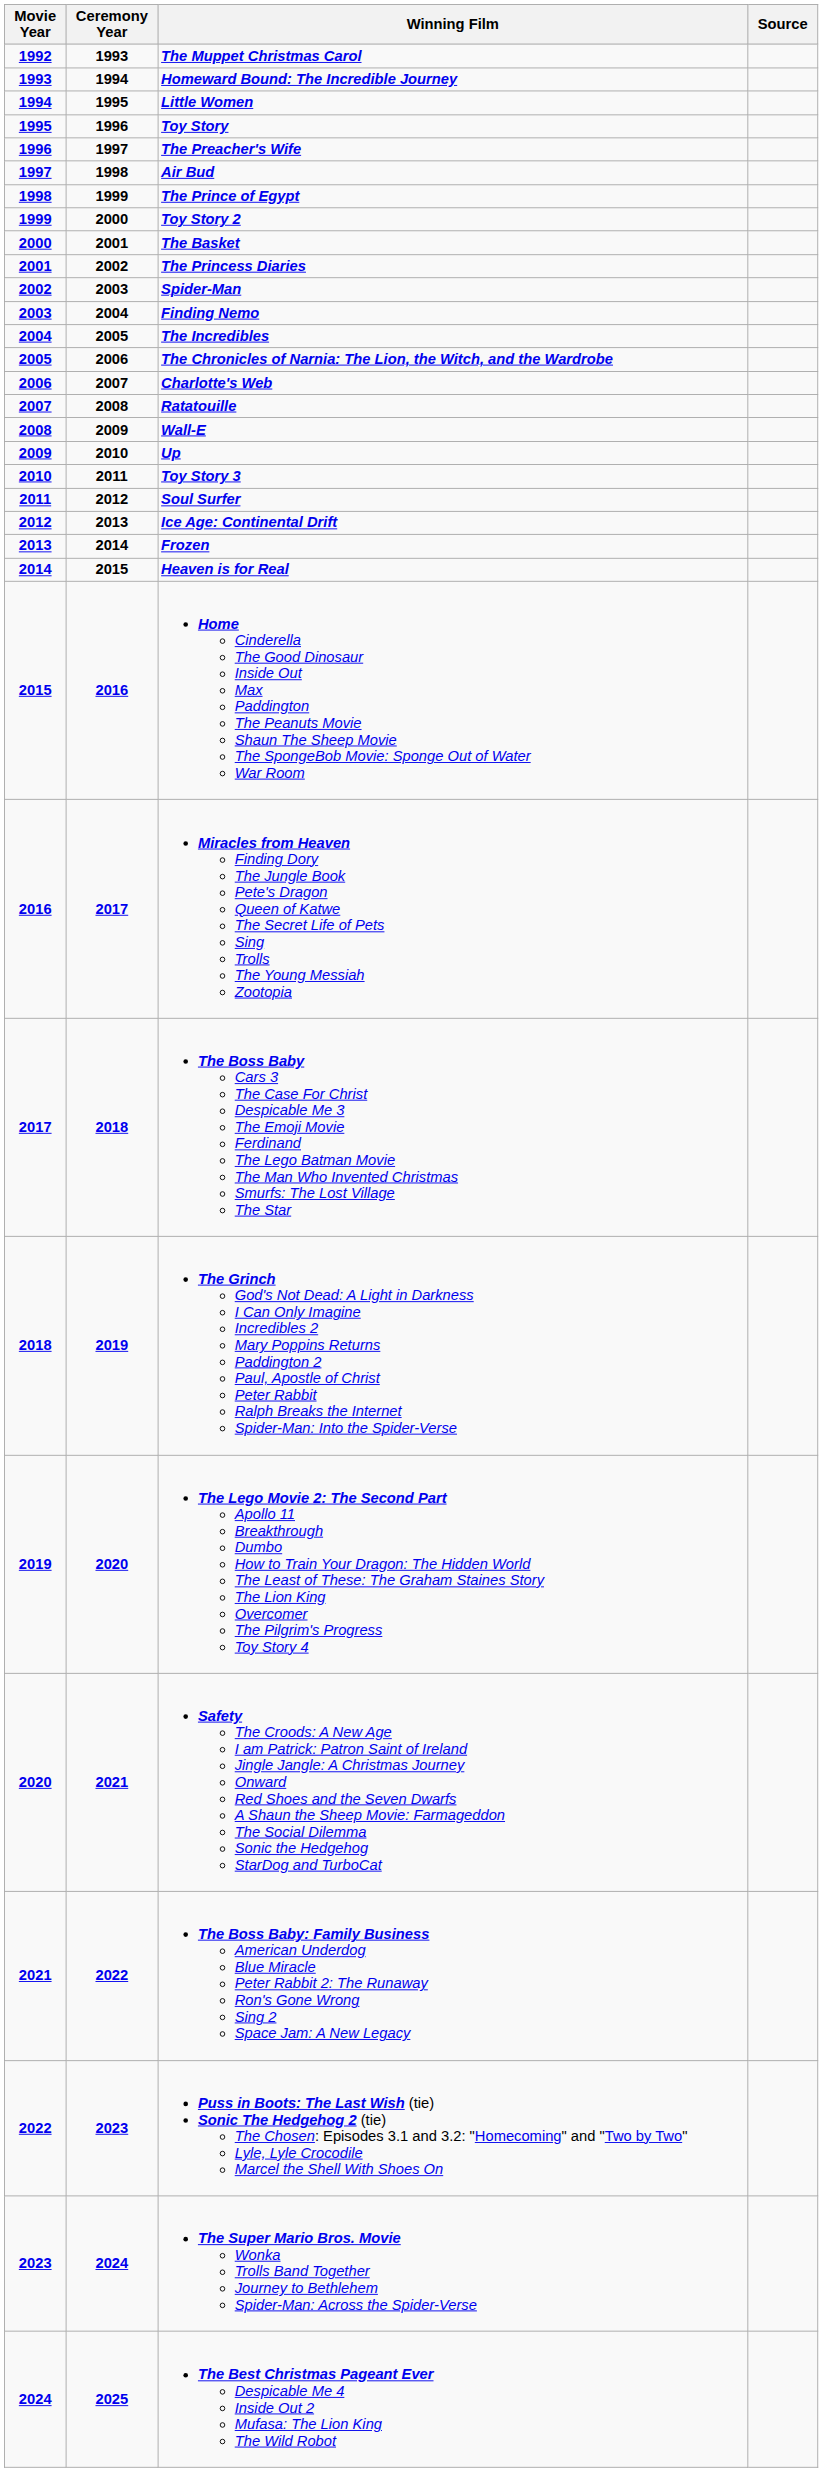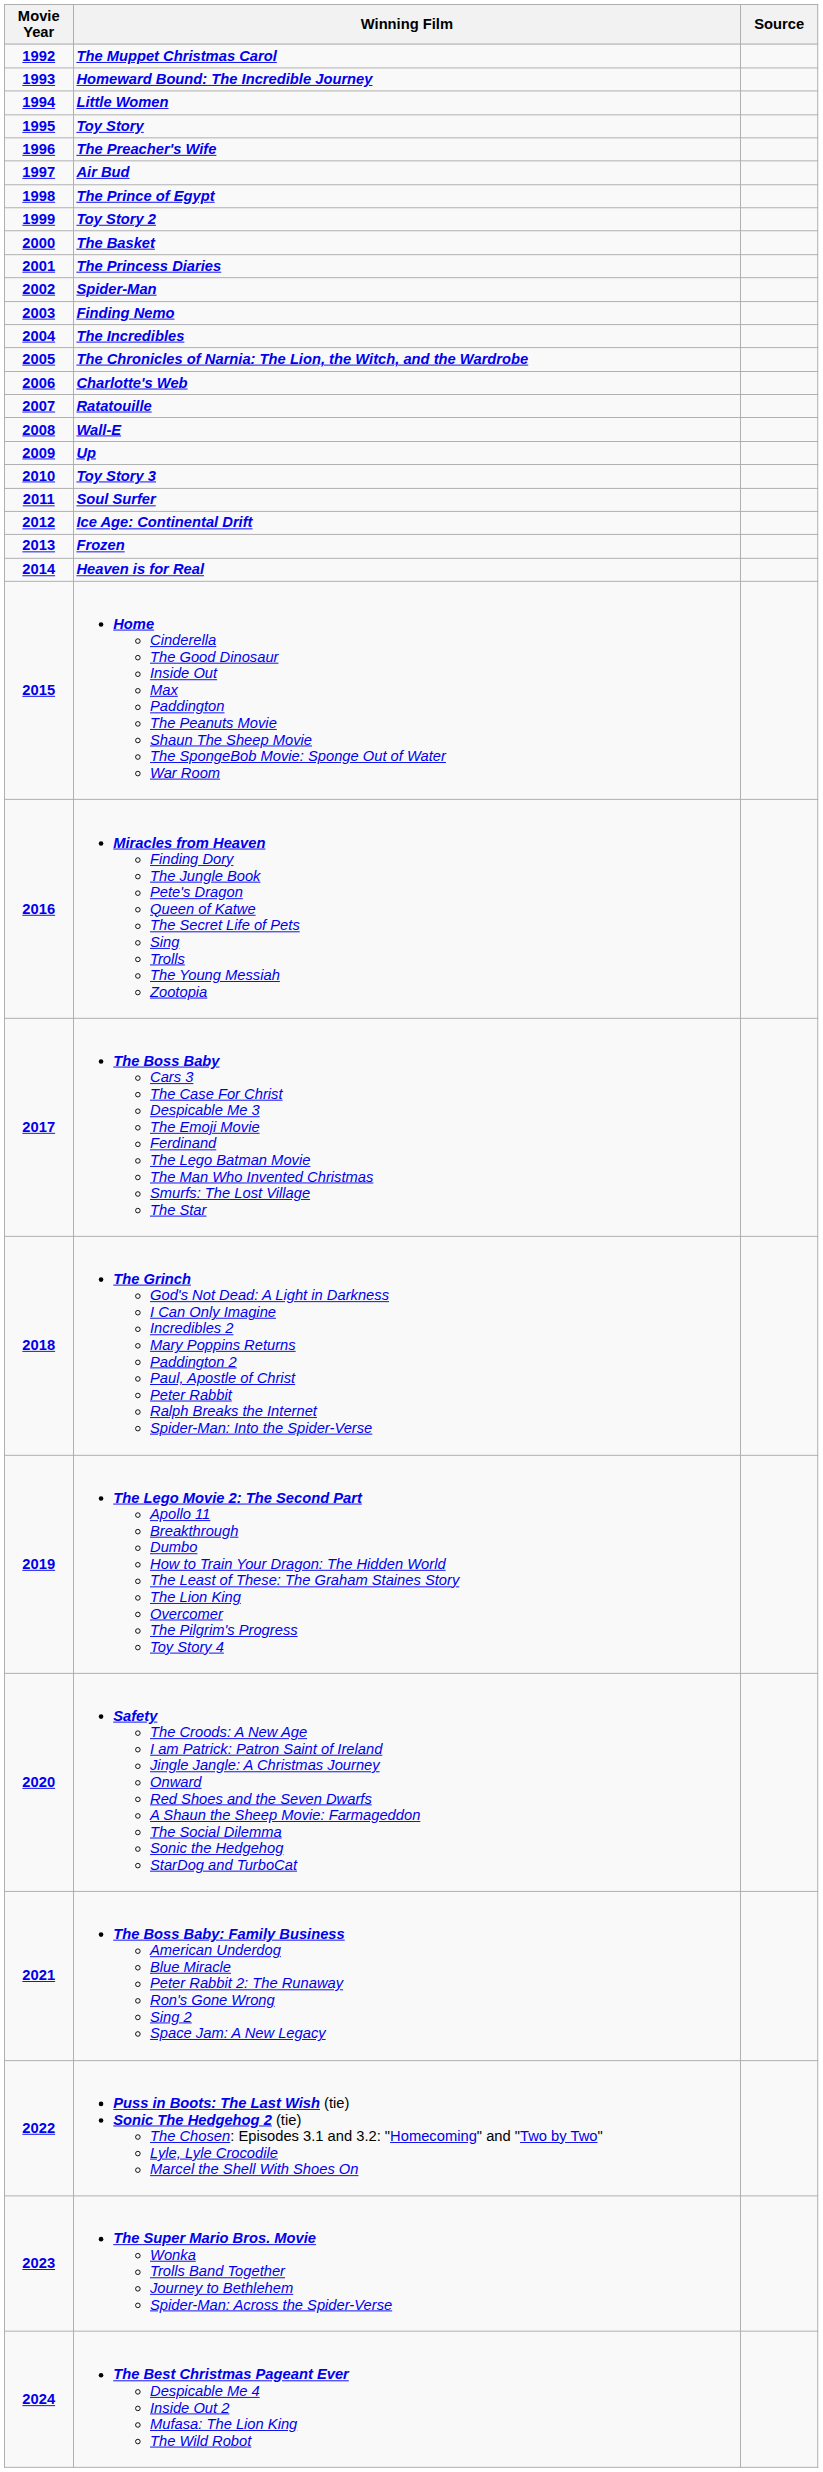- column: (112, 24)
